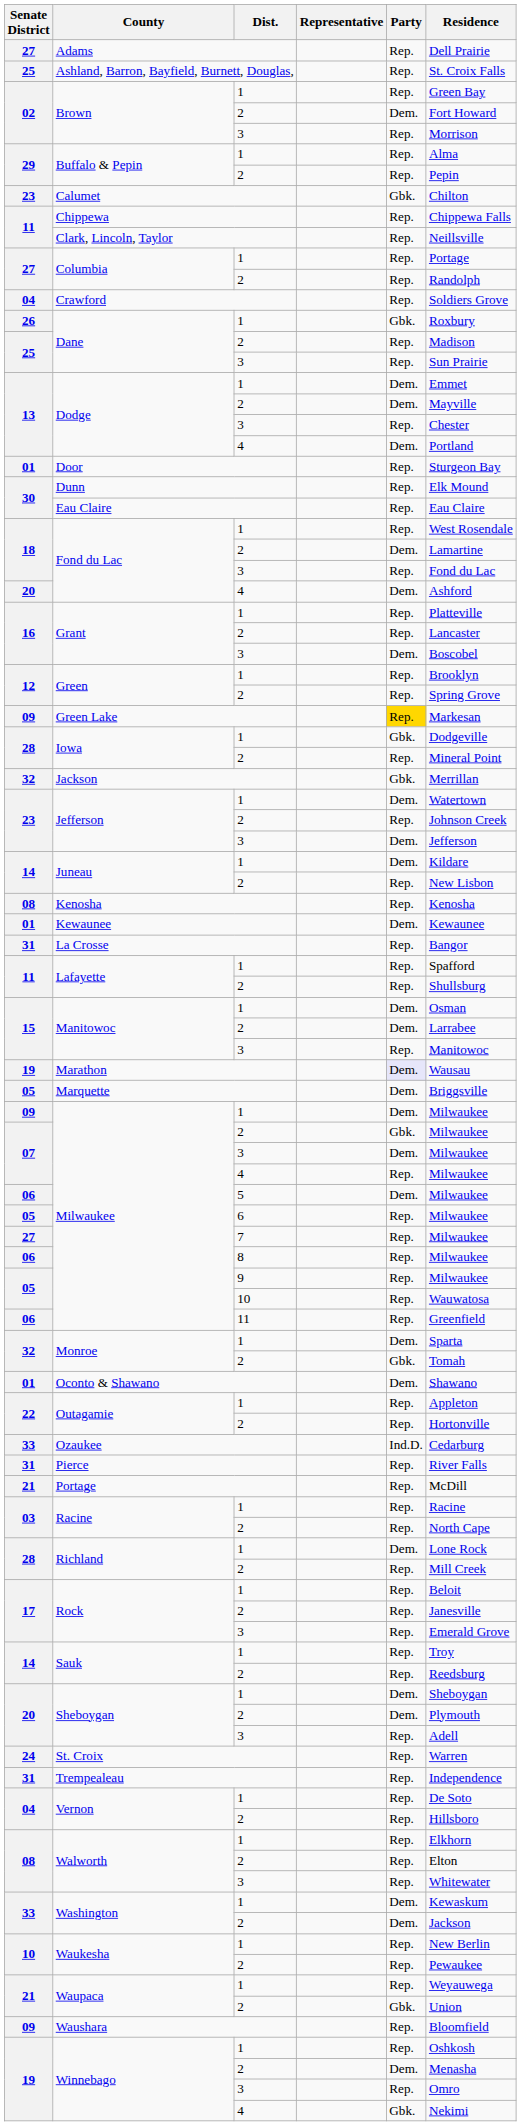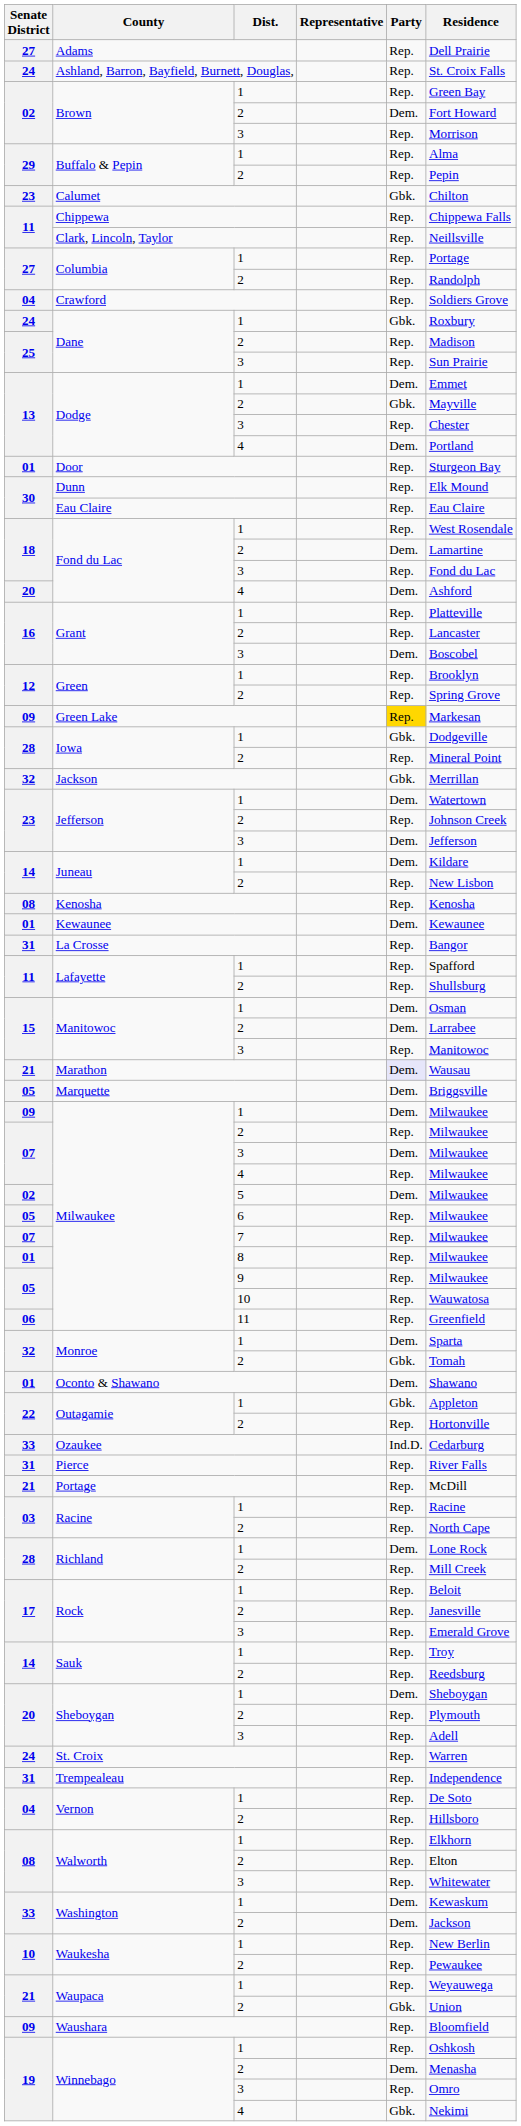(29, 71) 25 -> (29, 71) 24
(29, 320) 26 -> (29, 320) 24
(404, 404) Dem. -> (402, 404) Gbk.
(29, 1070) 19 -> (29, 1070) 21
(402, 1132) Gbk. -> (402, 1132) Rep.
(29, 1194) 06 -> (29, 1194) 02
(29, 1236) 27 -> (29, 1236) 07
(29, 1257) 06 -> (29, 1257) 01
(402, 1402) Rep. -> (402, 1402) Gbk.
(404, 1715) Dem. -> (402, 1715) Rep.
